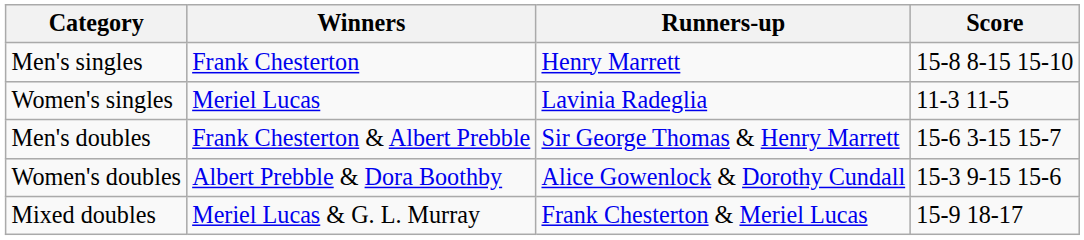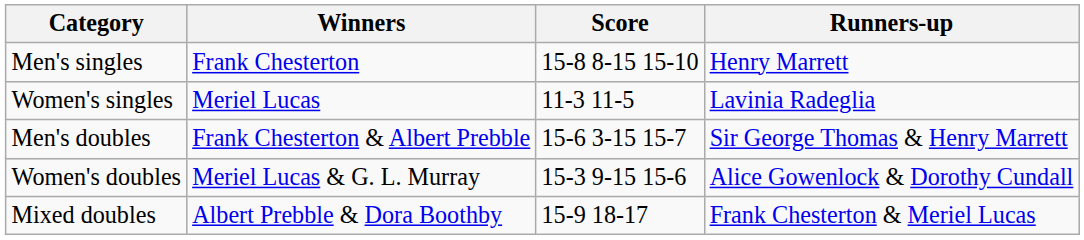columns swapped: (723, 23) <-> (995, 23)
(347, 176) Albert Prebble & Dora Boothby -> (336, 176) Meriel Lucas & G. L. Murray
(336, 215) Meriel Lucas & G. L. Murray -> (347, 215) Albert Prebble & Dora Boothby
